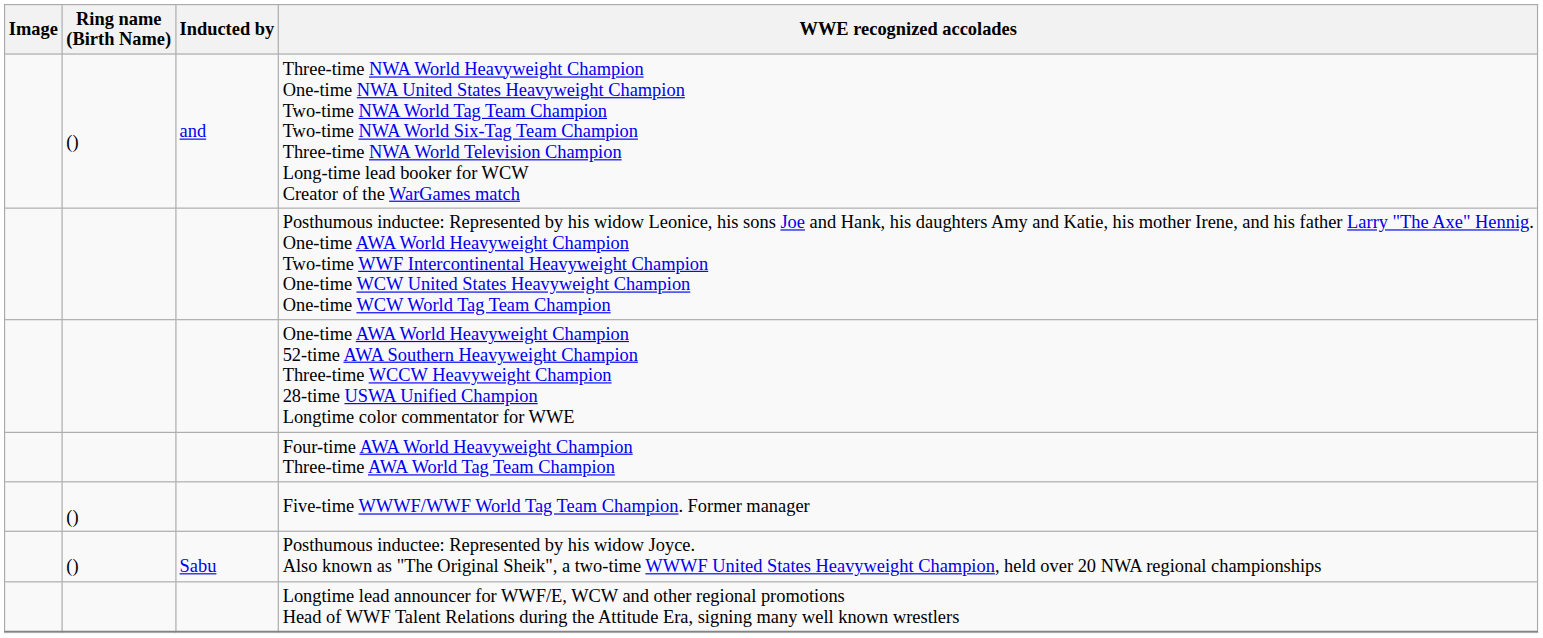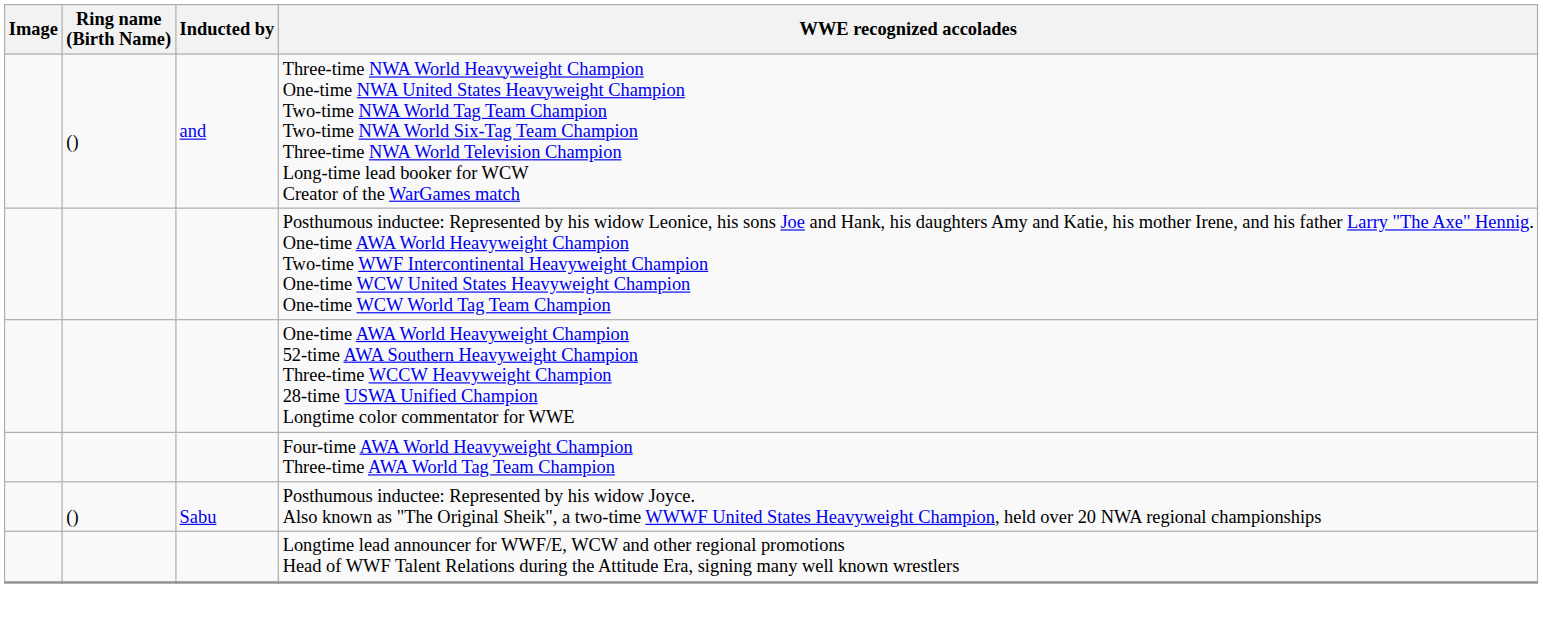- row: (546, 506)
